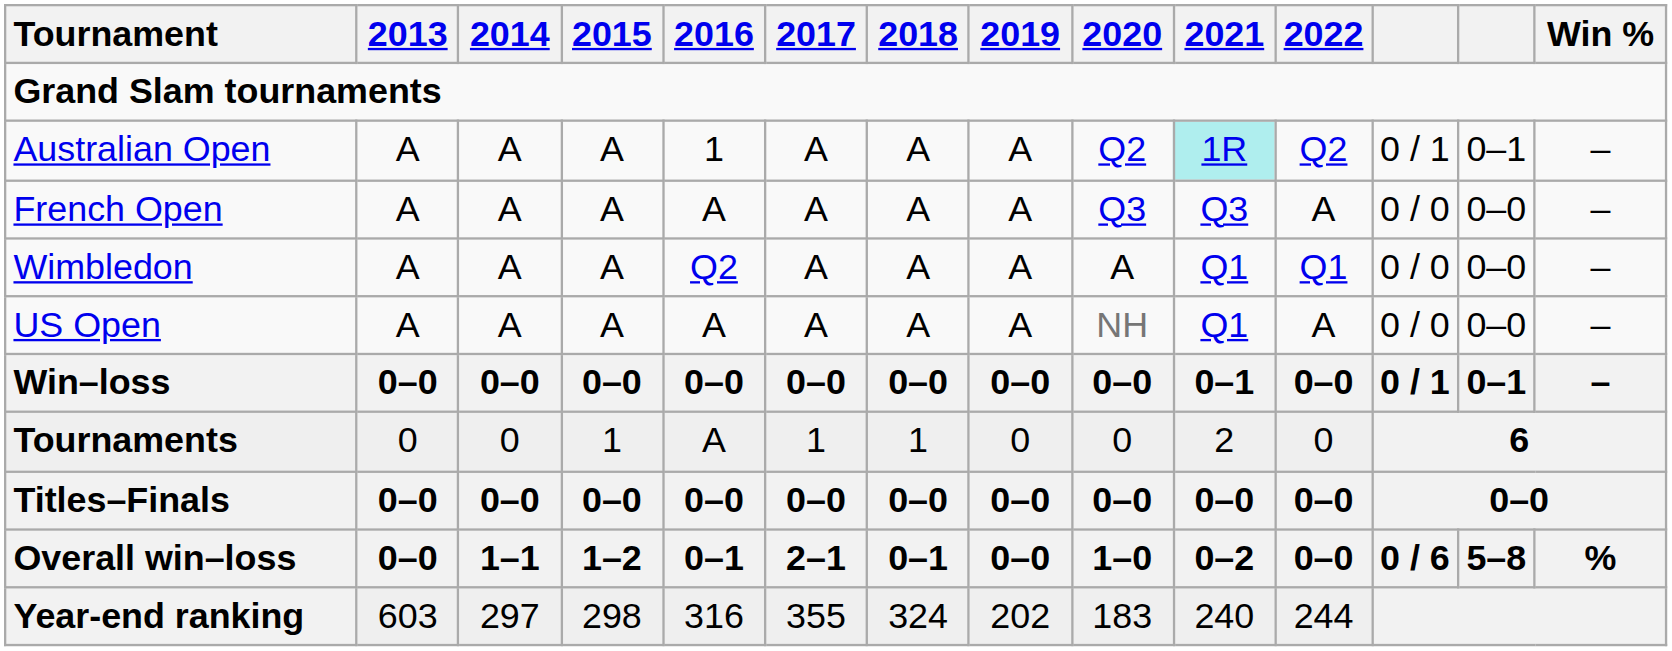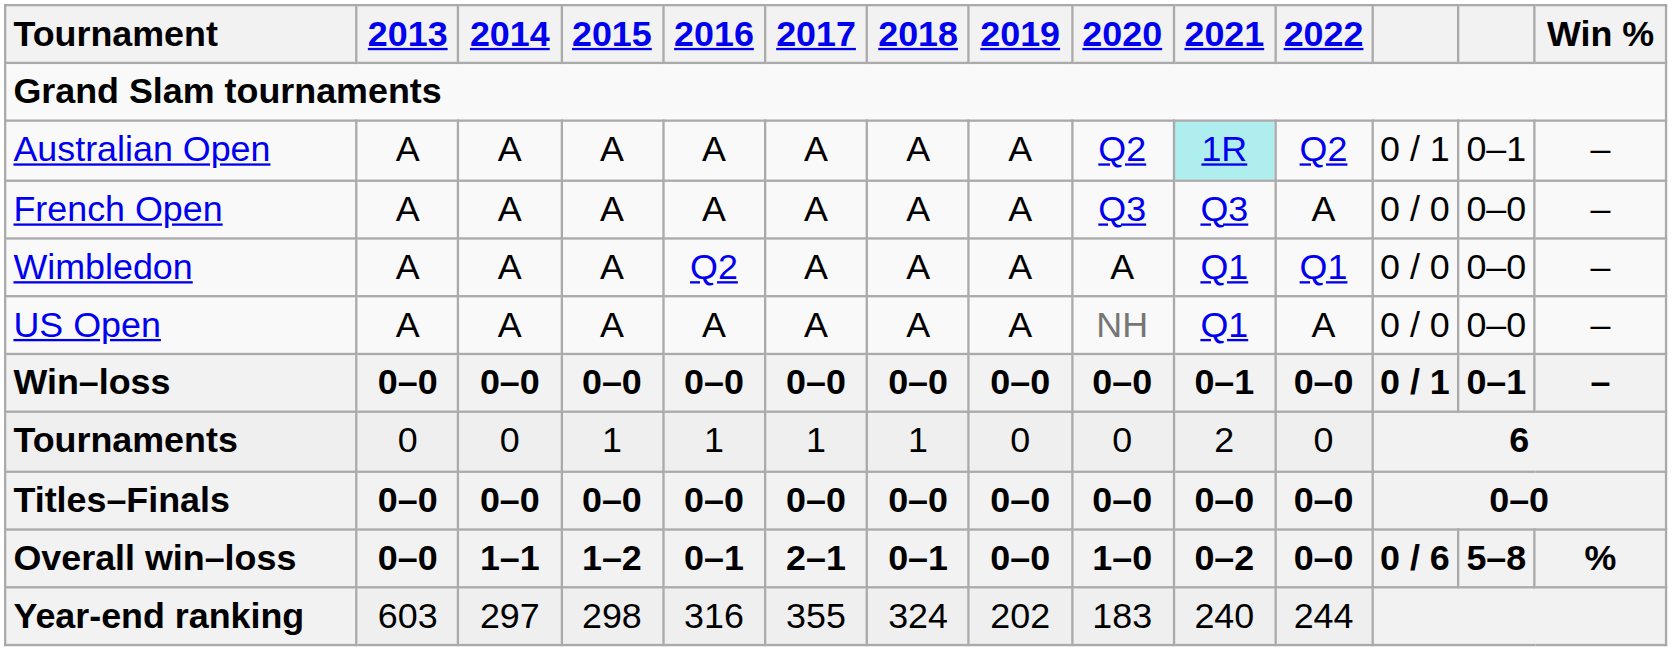(714, 149) 1 -> (714, 149) A
(714, 440) A -> (714, 440) 1
